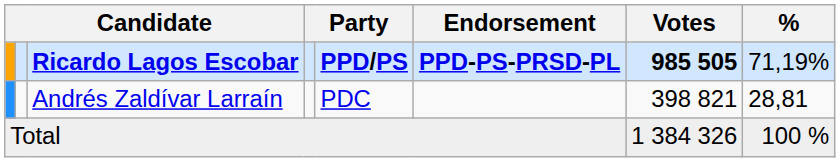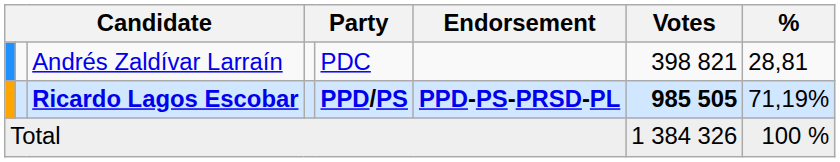rows swapped: (165, 61) <-> (157, 99)
